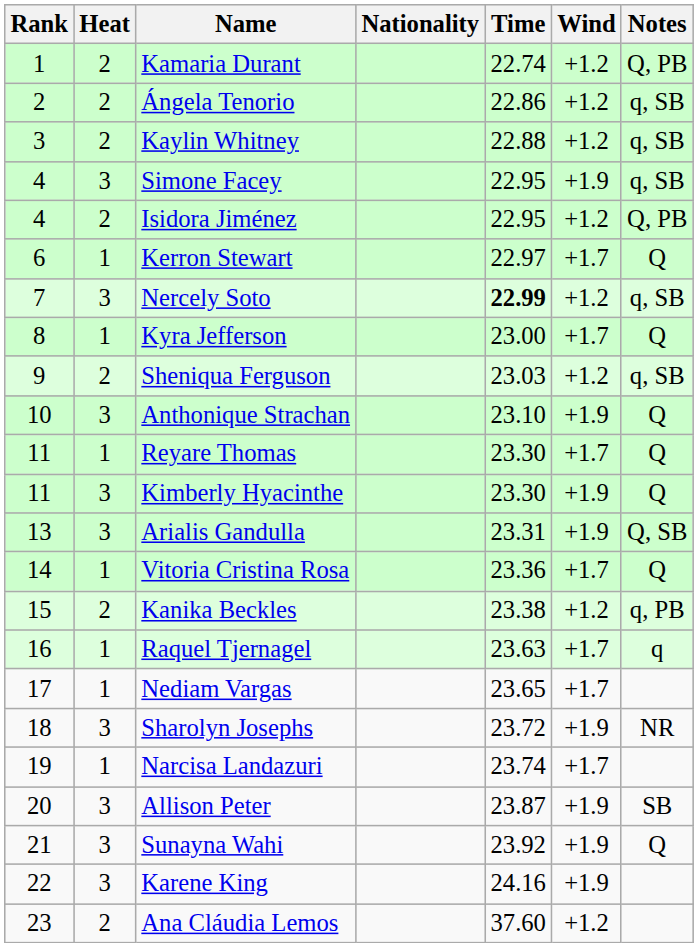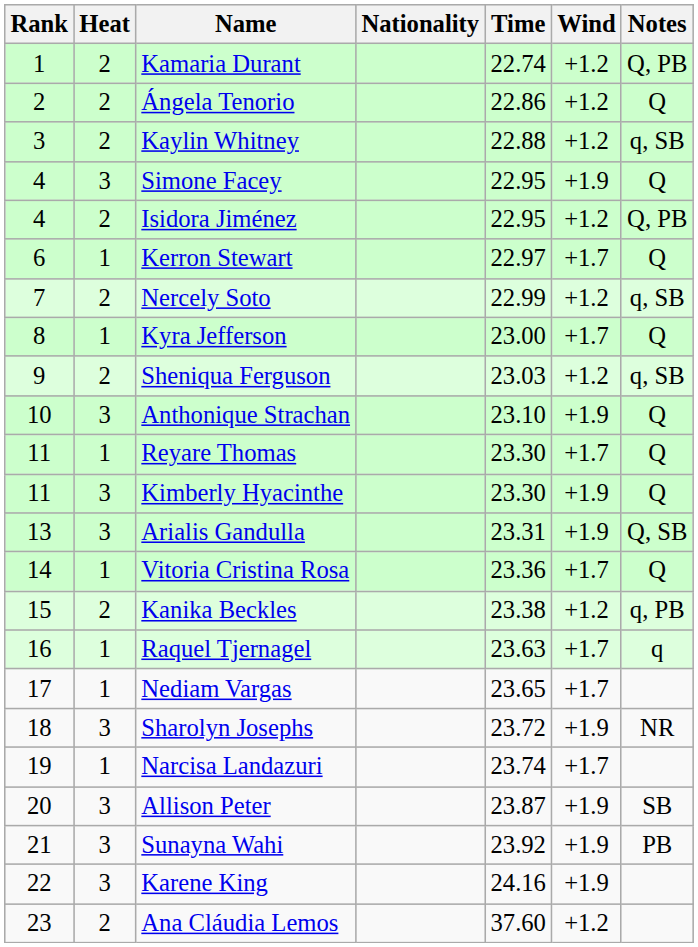(657, 102) q, SB -> (657, 102) Q
(657, 180) q, SB -> (657, 180) Q
(105, 297) 3 -> (105, 297) 2
(518, 297) bold -> (518, 297) normal
(657, 844) Q -> (657, 844) PB
